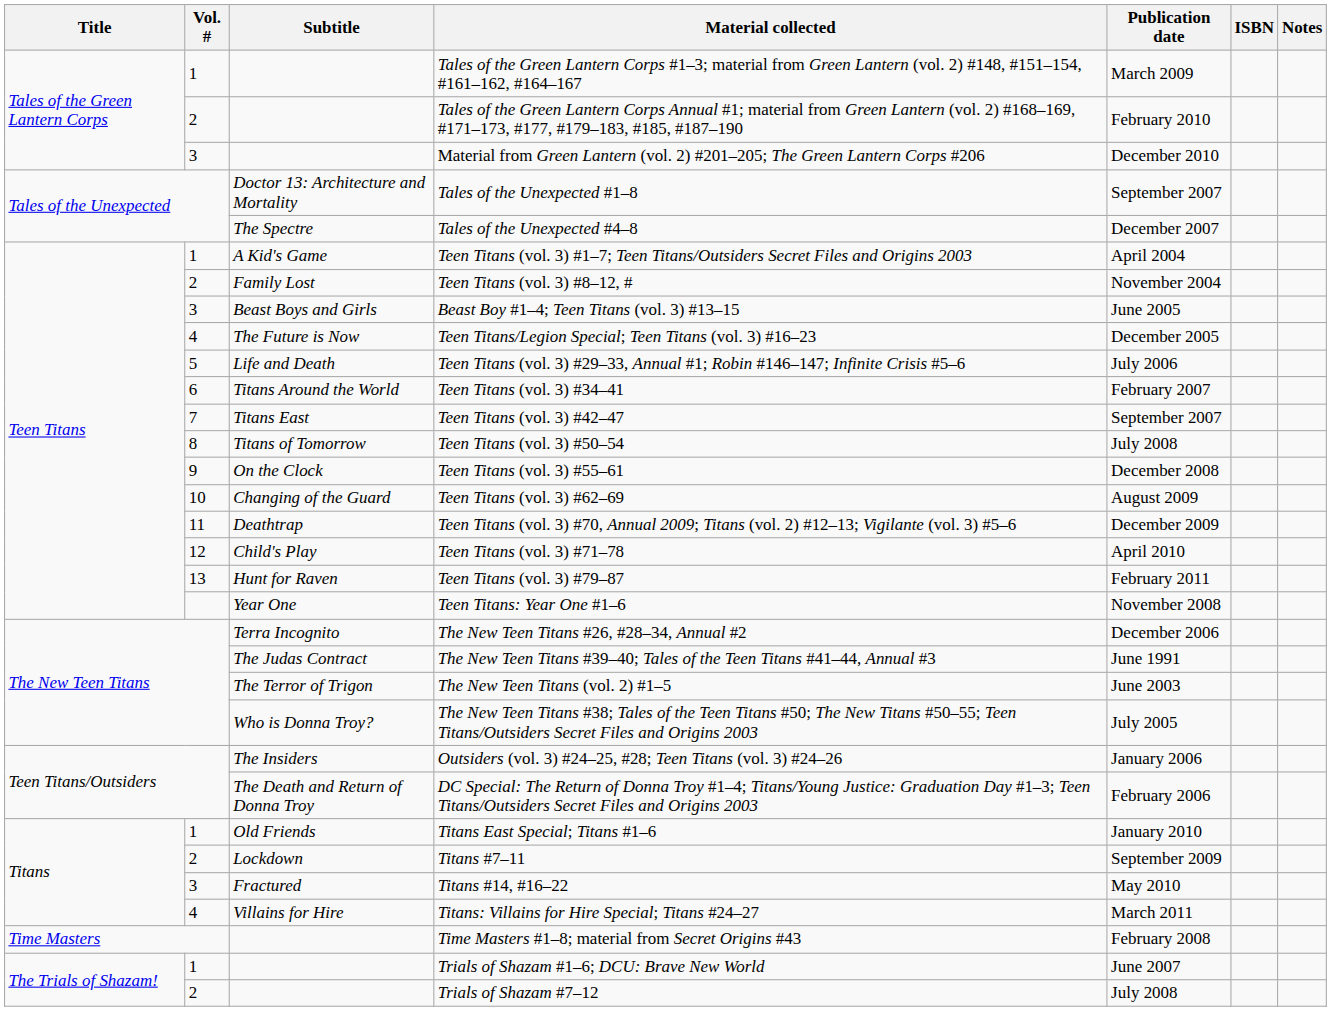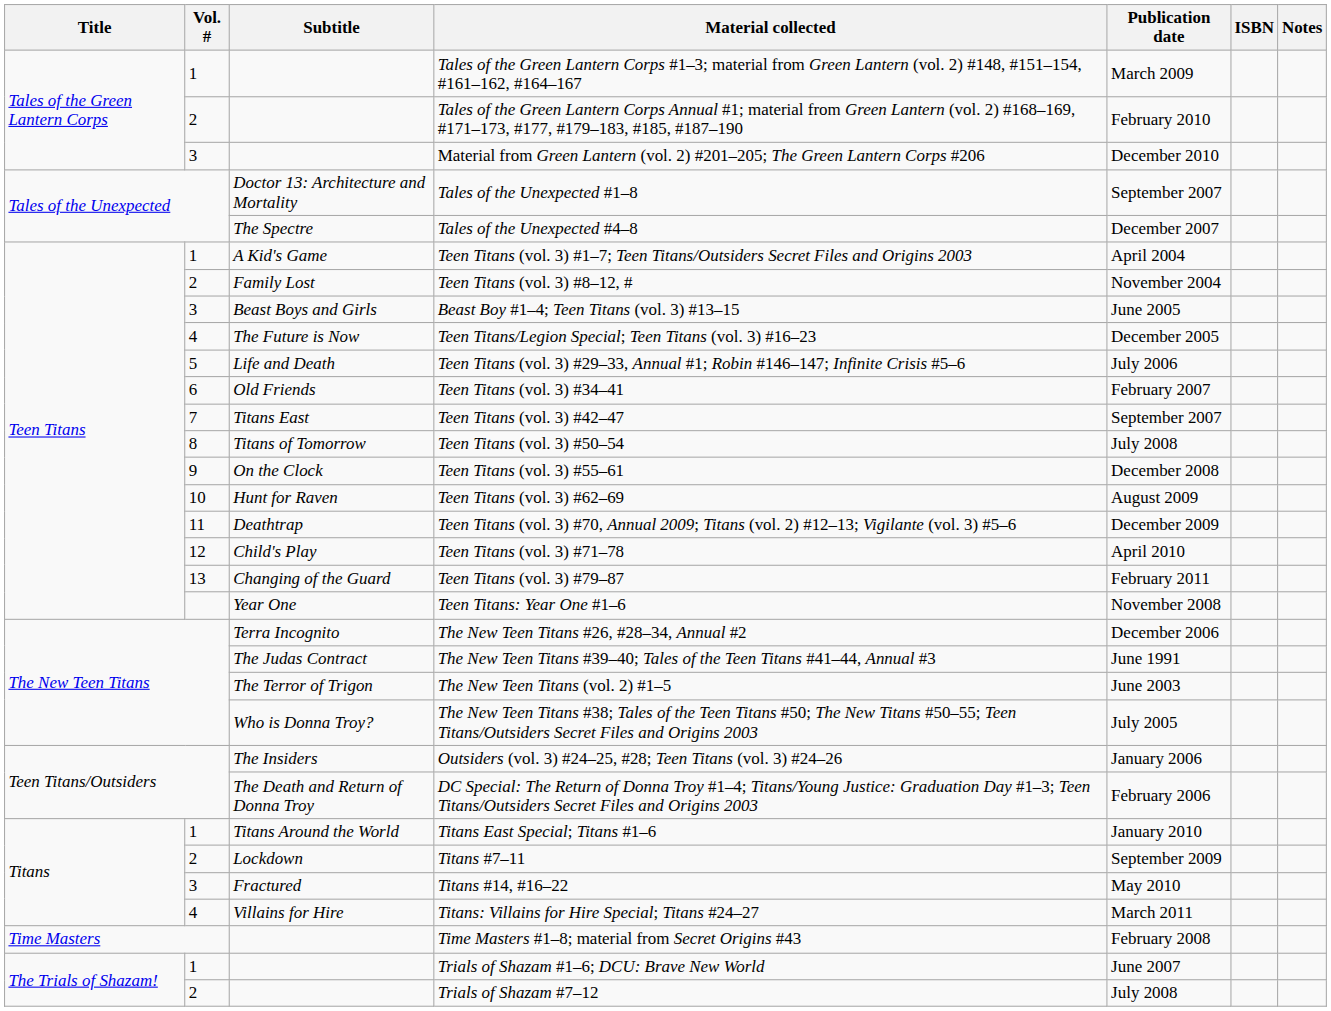(316, 390) Titans Around the World -> (274, 390) Old Friends
(312, 497) Changing of the Guard -> (285, 497) Hunt for Raven
(285, 578) Hunt for Raven -> (312, 578) Changing of the Guard
(274, 831) Old Friends -> (316, 831) Titans Around the World
